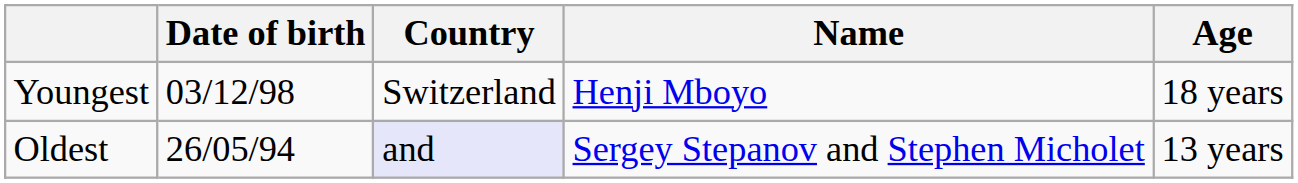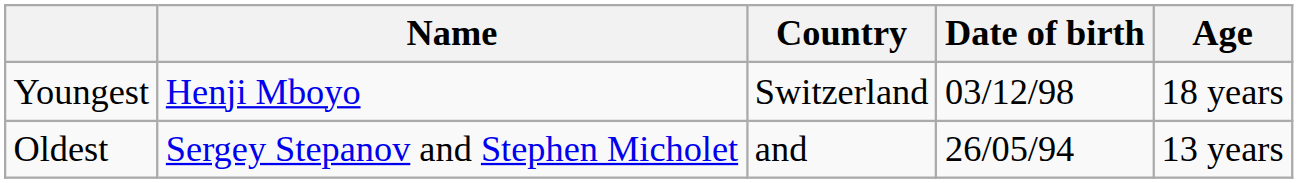columns swapped: (859, 33) <-> (266, 33)
(409, 148) lavender background -> (781, 148) no background
